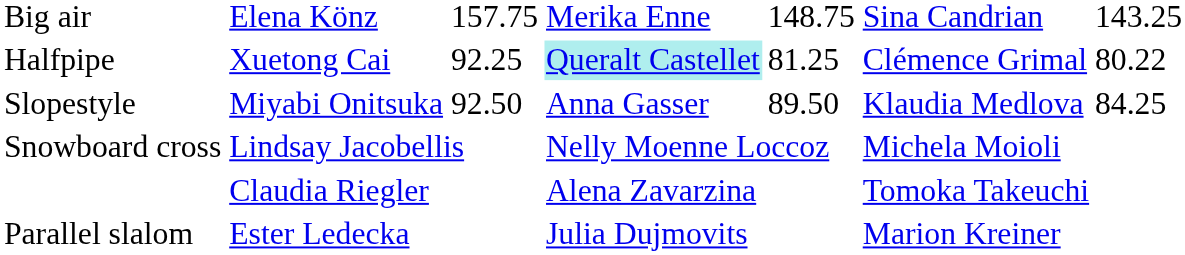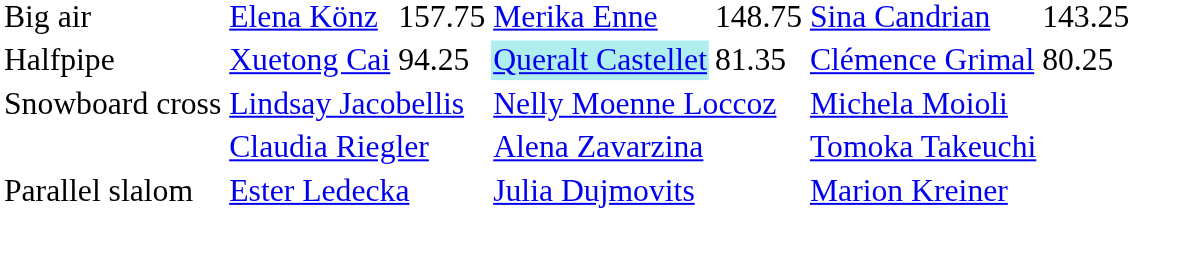(487, 59) 92.25 -> (434, 59) 94.25
(803, 59) 81.25 -> (751, 59) 81.35
(1131, 59) 80.22 -> (1078, 59) 80.25
- row: (70, 103)
